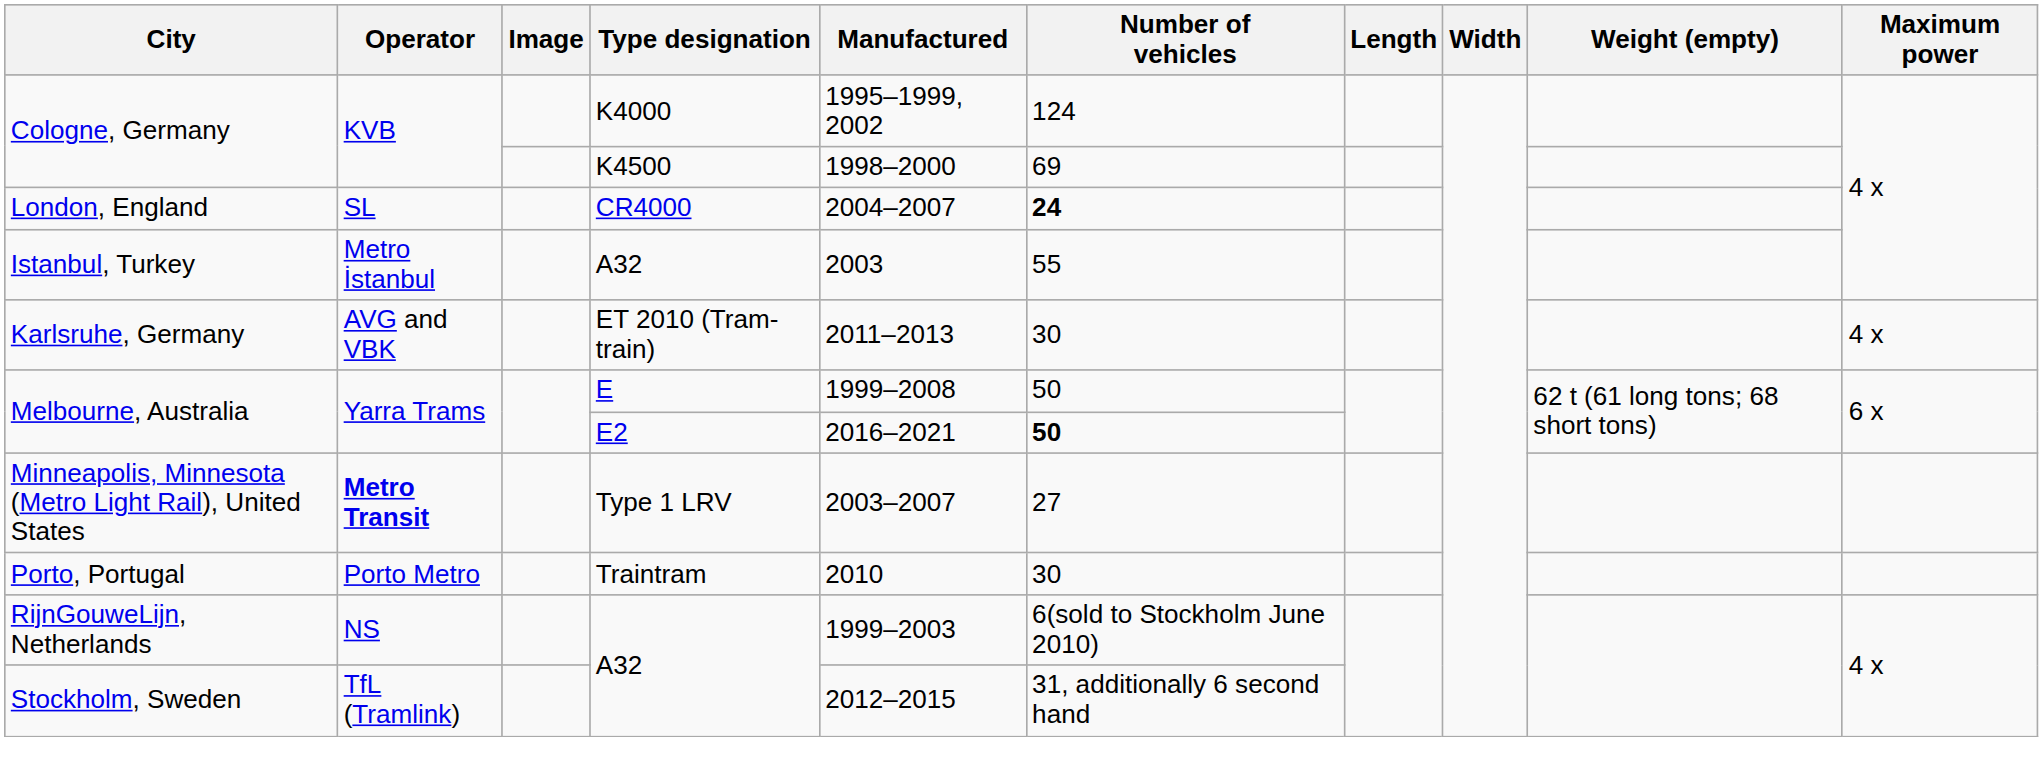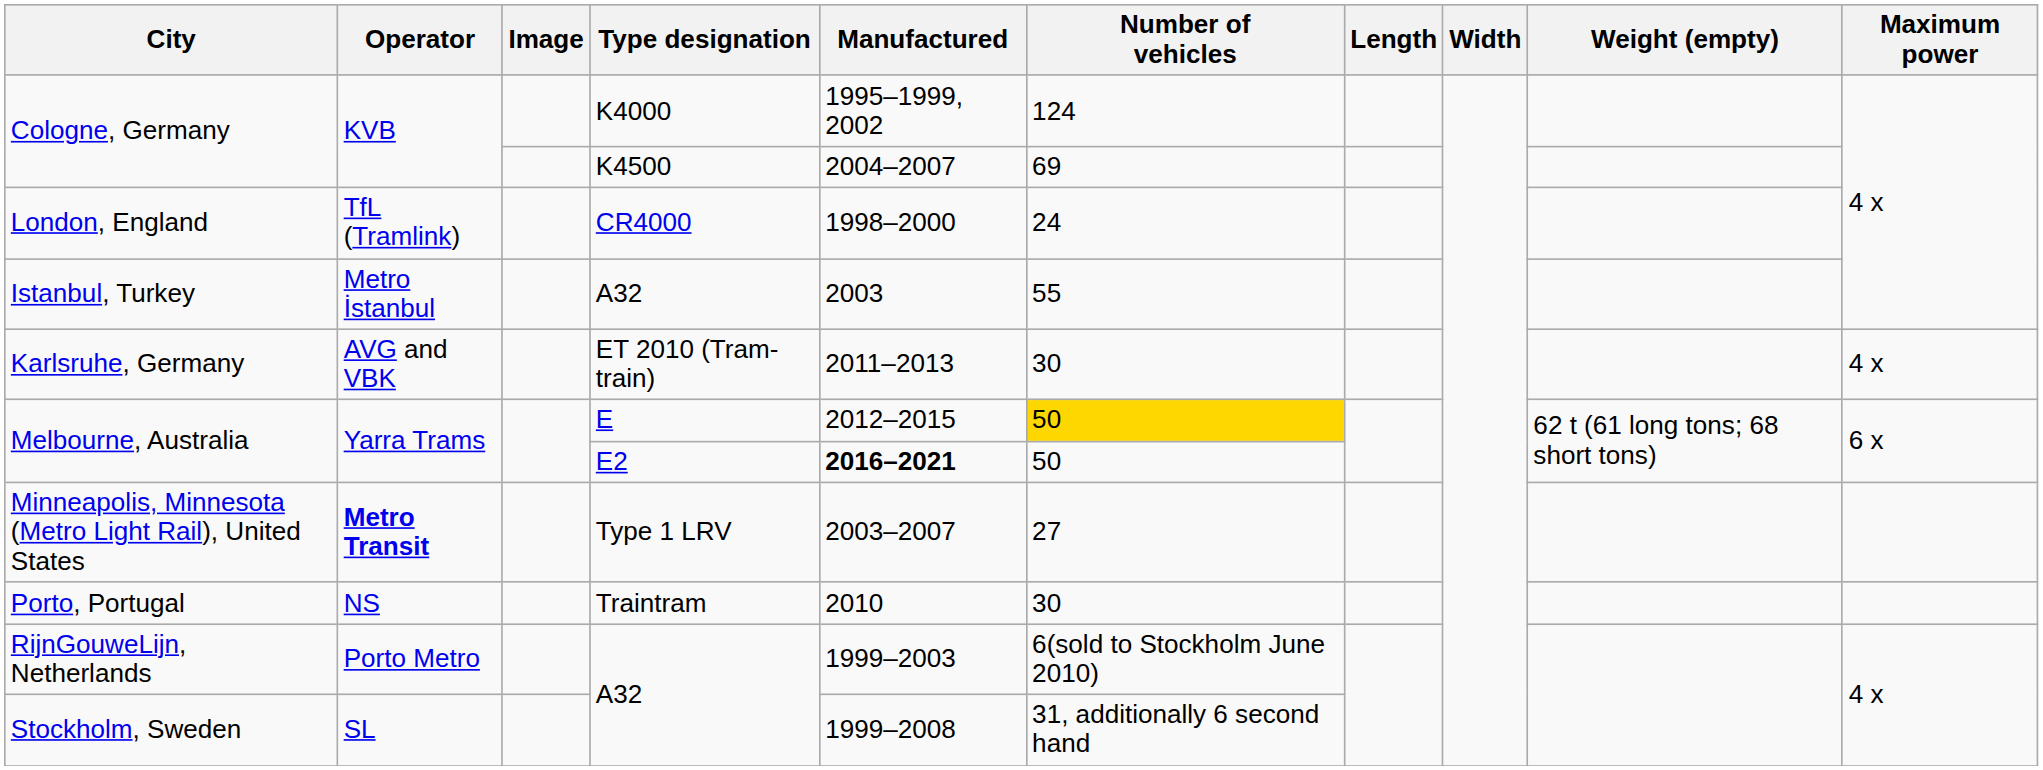(891, 166) 1998–2000 -> (891, 166) 2004–2007
(360, 207) SL -> (402, 222) TfL (Tramlink)
(891, 207) 2004–2007 -> (891, 222) 1998–2000
(1047, 207) bold -> (1047, 222) normal
(891, 390) 1999–2008 -> (891, 420) 2012–2015
(1047, 390) no background -> (1047, 420) gold background
(891, 432) normal -> (891, 461) bold
(1047, 432) bold -> (1047, 461) normal
(412, 573) Porto Metro -> (362, 602) NS
(362, 629) NS -> (412, 658) Porto Metro
(402, 700) TfL (Tramlink) -> (360, 729) SL
(891, 700) 2012–2015 -> (891, 729) 1999–2008
